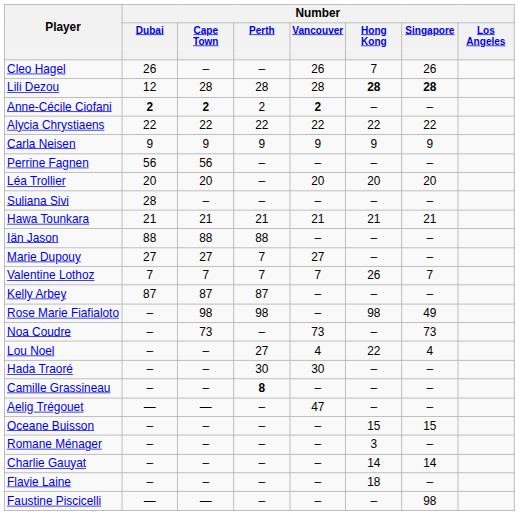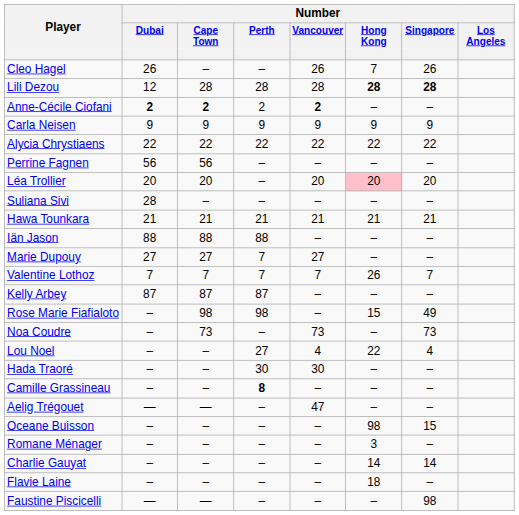rows swapped: (41, 144) <-> (56, 125)
(374, 181) no background -> (374, 181) pink background
(374, 313) 98 -> (374, 313) 15
(374, 425) 15 -> (374, 425) 98
